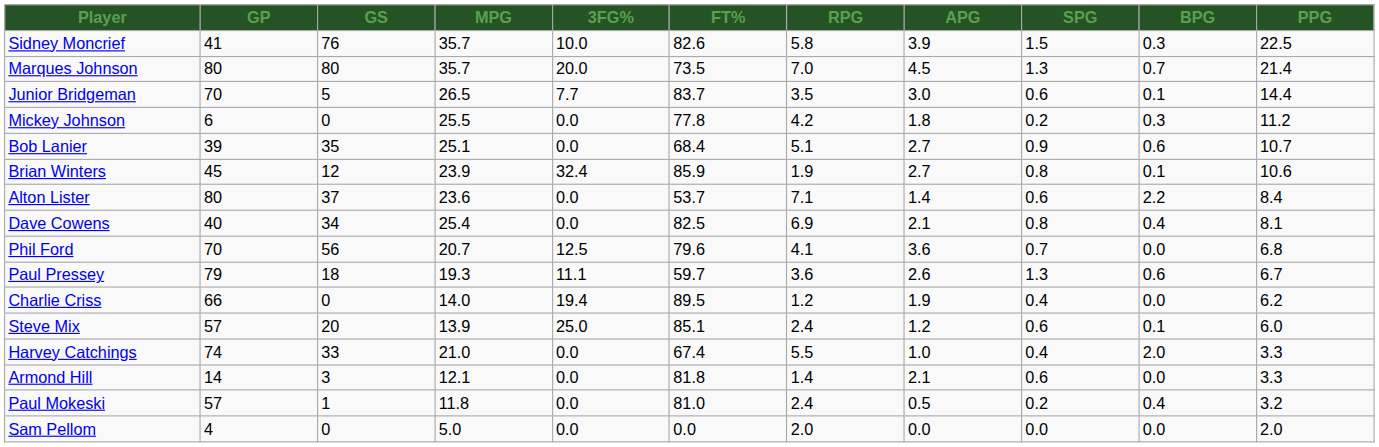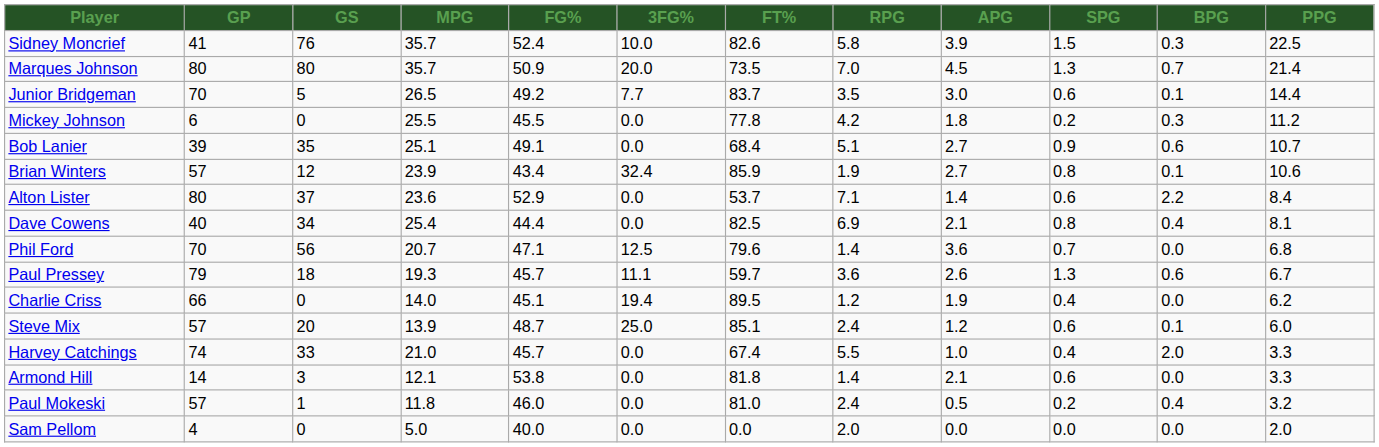+ column: (563, 18)
(213, 172) 45 -> (198, 172) 57
(802, 249) 4.1 -> (848, 249) 1.4
